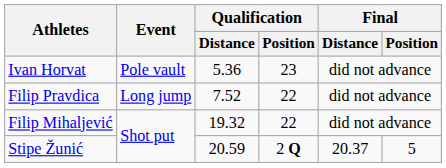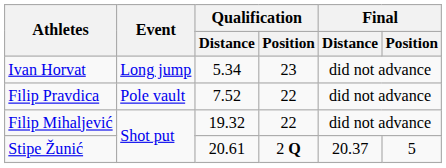(153, 69) Pole vault -> (156, 69) Long jump
(227, 69) 5.36 -> (227, 69) 5.34
(156, 96) Long jump -> (153, 96) Pole vault
(227, 149) 20.59 -> (227, 149) 20.61
